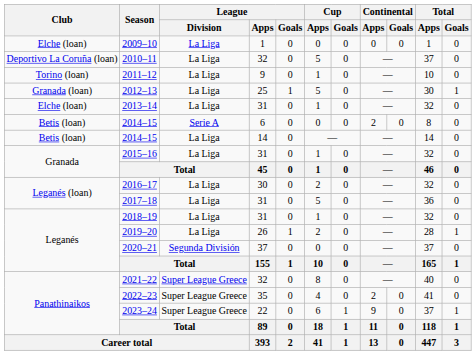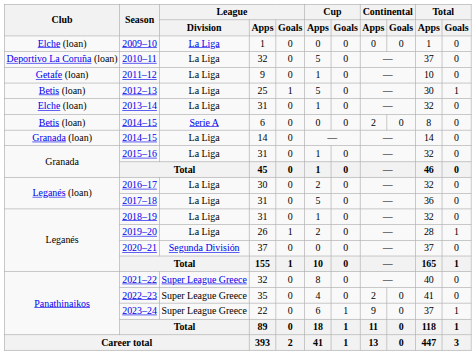(62, 75) Torino (loan) -> (62, 75) Getafe (loan)
(62, 91) Granada (loan) -> (62, 91) Betis (loan)
(62, 138) Betis (loan) -> (62, 138) Granada (loan)
